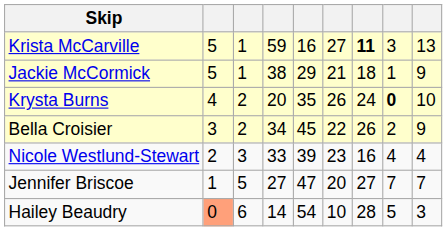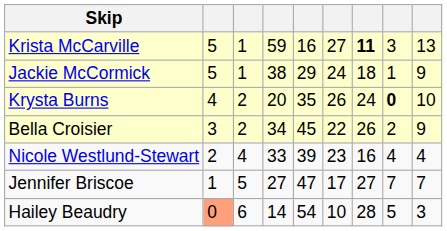(336, 73) 21 -> (336, 73) 24
(242, 156) 3 -> (242, 156) 4
(336, 184) 20 -> (336, 184) 17
